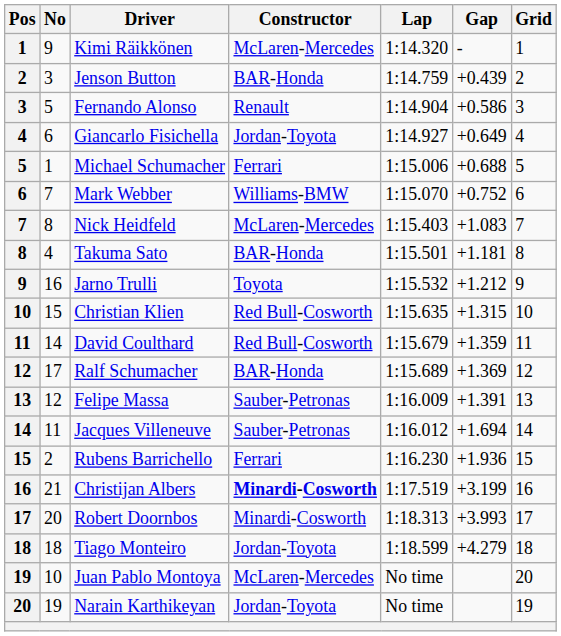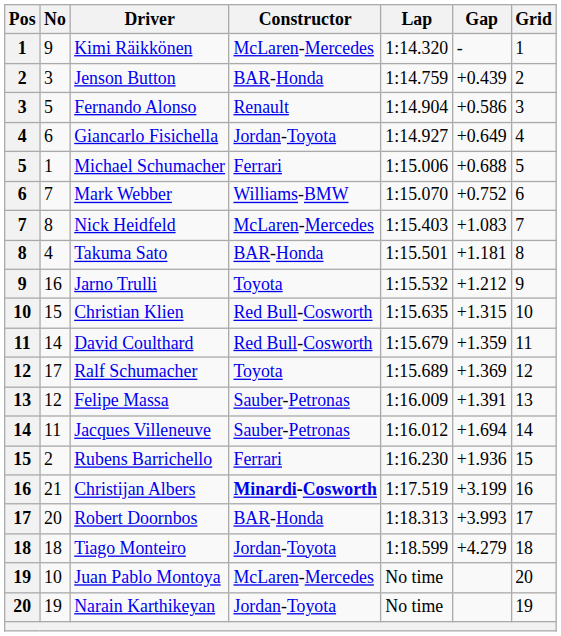(278, 371) BAR-Honda -> (258, 371) Toyota
(300, 518) Minardi-Cosworth -> (278, 518) BAR-Honda
